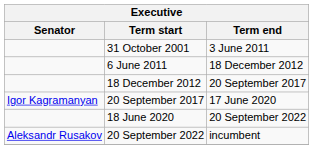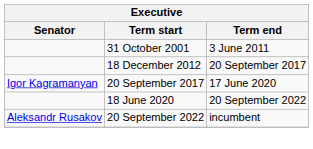- row: (137, 65)
